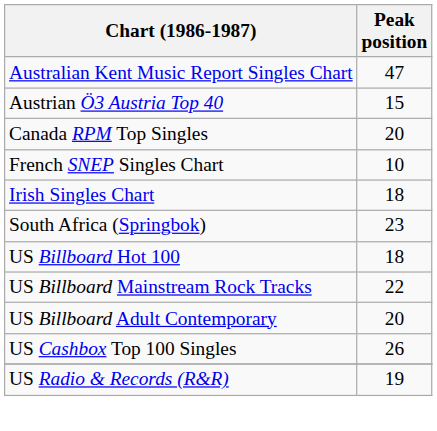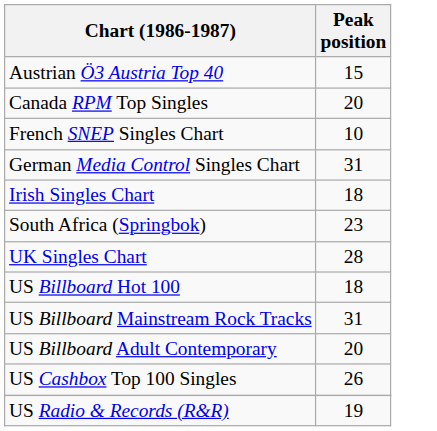- row: (181, 72)
+ row: (154, 164)
+ row: (78, 256)
(394, 287) 22 -> (353, 317) 31
